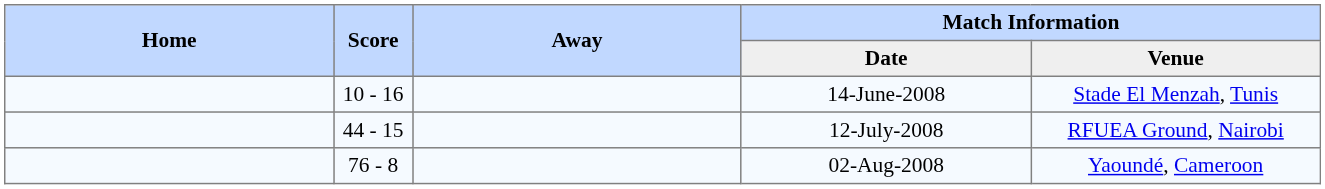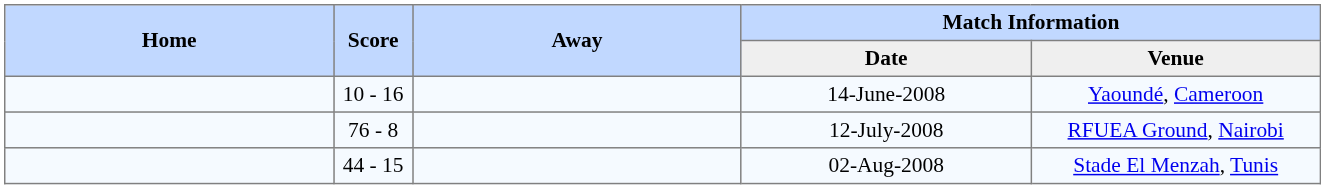(1176, 93) Stade El Menzah, Tunis -> (1176, 93) Yaoundé, Cameroon
(373, 129) 44 - 15 -> (373, 129) 76 - 8
(373, 165) 76 - 8 -> (373, 165) 44 - 15
(1176, 165) Yaoundé, Cameroon -> (1176, 165) Stade El Menzah, Tunis
